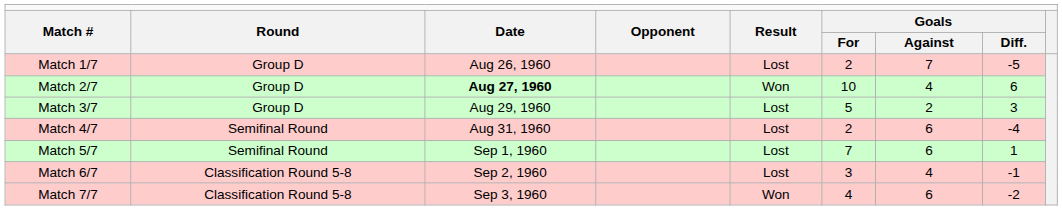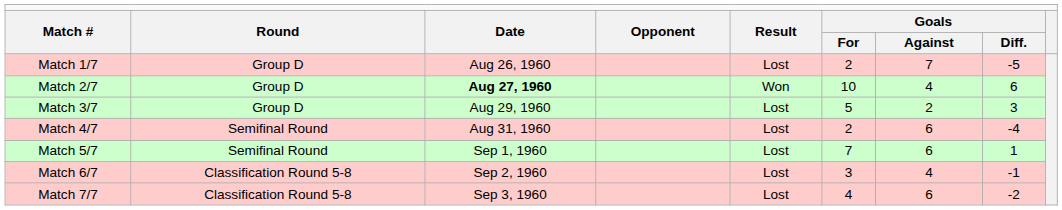(776, 194) Won -> (776, 194) Lost
